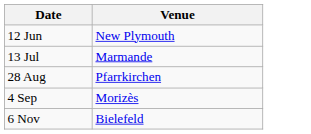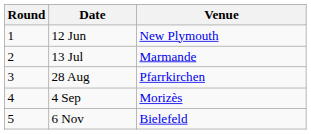+ column: (26, 14)
